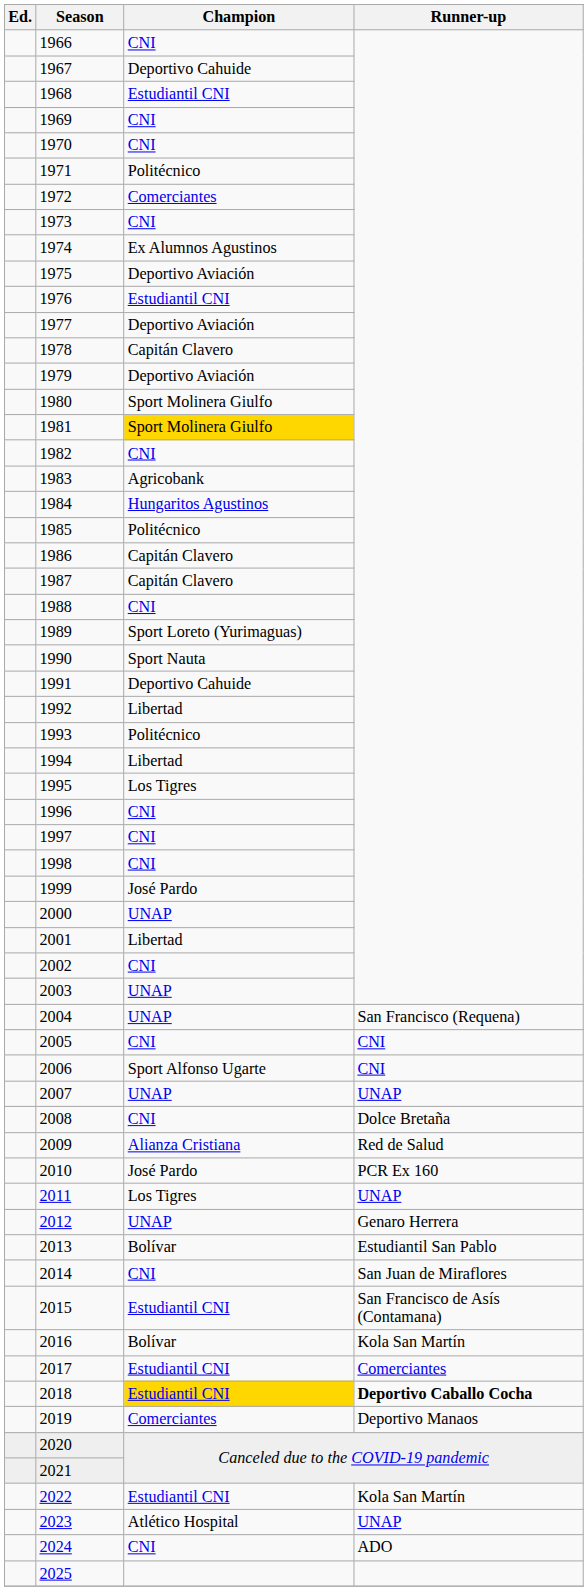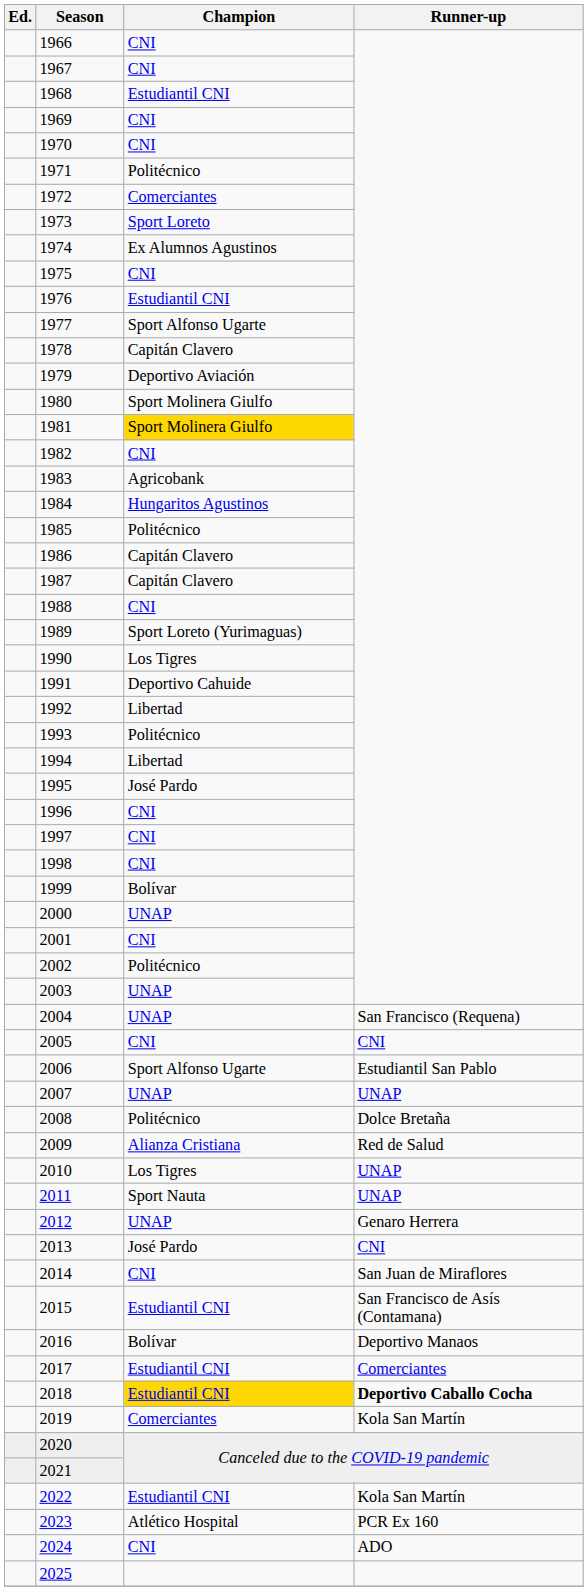(189, 68) Deportivo Cahuide -> (142, 68) CNI
(142, 222) CNI -> (169, 222) Sport Loreto
(191, 273) Deportivo Aviación -> (142, 273) CNI
(191, 324) Deportivo Aviación -> (197, 324) Sport Alfonso Ugarte
(167, 658) Sport Nauta -> (162, 658) Los Tigres
(162, 786) Los Tigres -> (163, 786) José Pardo
(163, 888) José Pardo -> (152, 888) Bolívar
(155, 939) Libertad -> (142, 939) CNI
(142, 965) CNI -> (164, 965) Politécnico
(371, 1068) CNI -> (427, 1068) Estudiantil San Pablo
(142, 1119) CNI -> (164, 1119) Politécnico
(163, 1170) José Pardo -> (162, 1170) Los Tigres
(398, 1170) PCR Ex 160 -> (379, 1170) UNAP
(162, 1196) Los Tigres -> (167, 1196) Sport Nauta
(152, 1247) Bolívar -> (163, 1247) José Pardo
(427, 1247) Estudiantil San Pablo -> (371, 1247) CNI
(411, 1342) Kola San Martín -> (418, 1342) Deportivo Manaos
(418, 1419) Deportivo Manaos -> (411, 1419) Kola San Martín
(379, 1521) UNAP -> (398, 1521) PCR Ex 160
